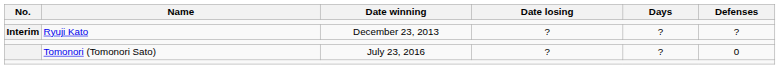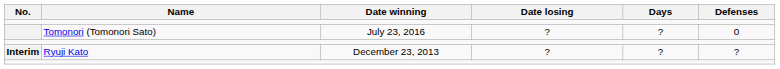rows swapped: (66, 32) <-> (100, 52)
